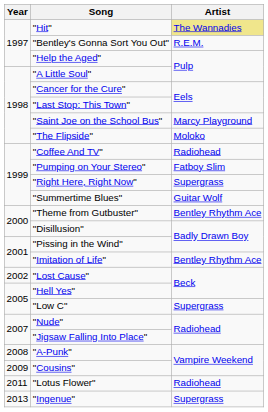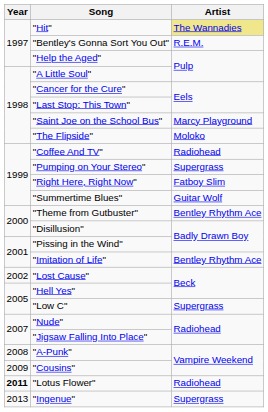(199, 167) Fatboy Slim -> (199, 167) Supergrass
(199, 182) Supergrass -> (199, 182) Fatboy Slim
(17, 383) normal -> (17, 383) bold
